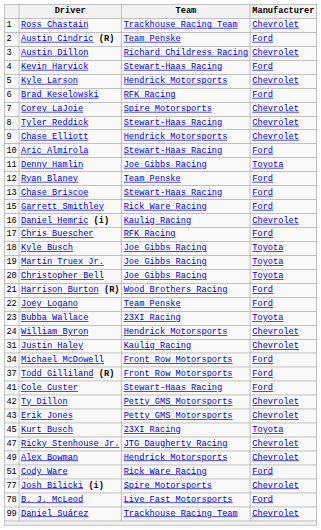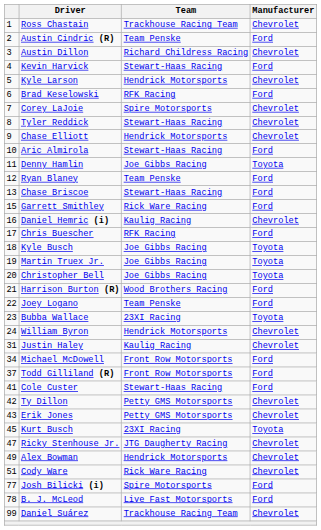(263, 472) Ford -> (276, 472) Chevrolet
(276, 486) Chevrolet -> (263, 486) Ford
